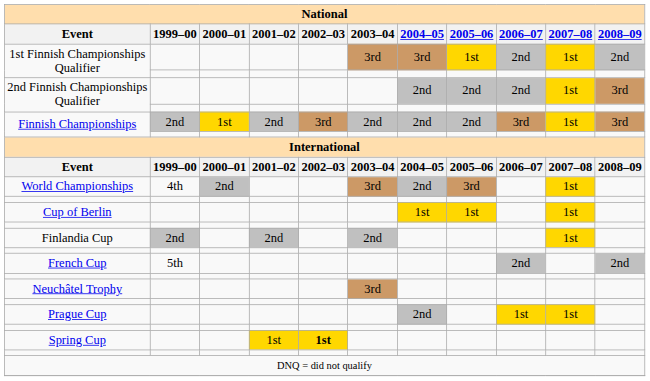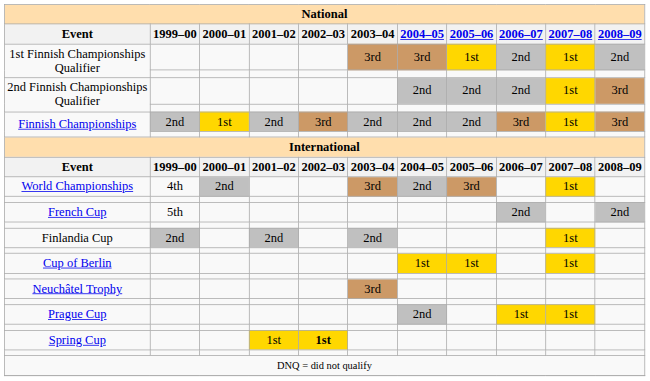rows swapped: (77, 212) <-> (77, 263)
